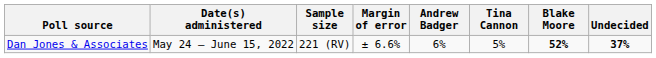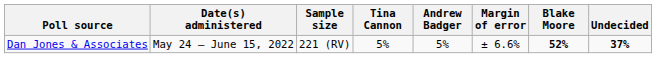columns swapped: (381, 19) <-> (499, 19)
(439, 44) 6% -> (442, 44) 5%
